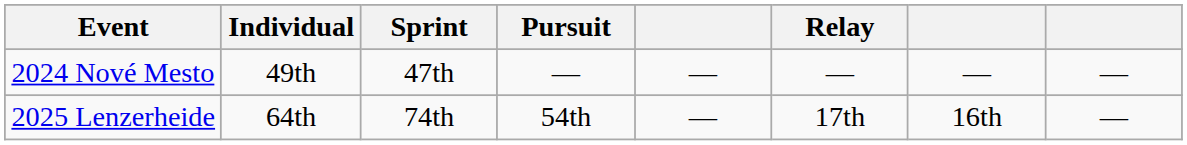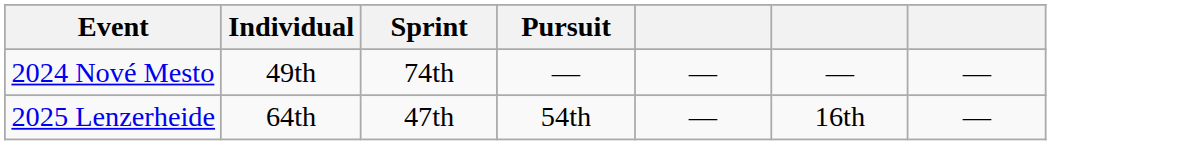- column: (840, 26)
(429, 71) 47th -> (429, 71) 74th
(429, 116) 74th -> (429, 116) 47th
